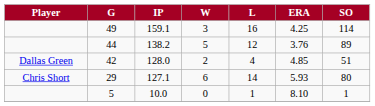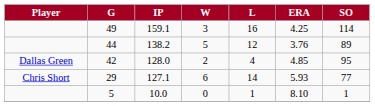(346, 61) 51 -> (346, 61) 95
(346, 77) 80 -> (346, 77) 77
